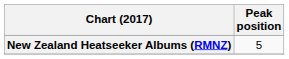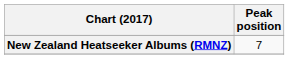(259, 44) 5 -> (259, 44) 7
